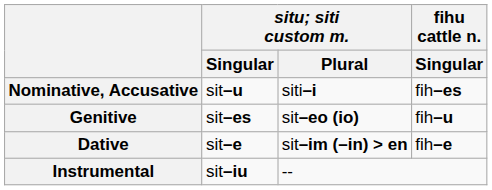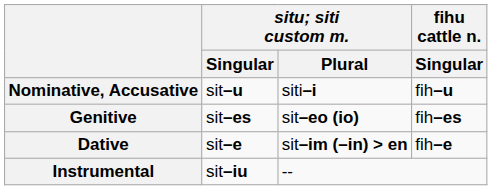(438, 90) fih–es -> (434, 90) fih–u
(434, 117) fih–u -> (438, 117) fih–es
